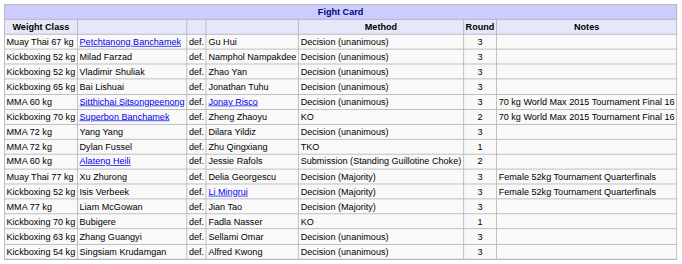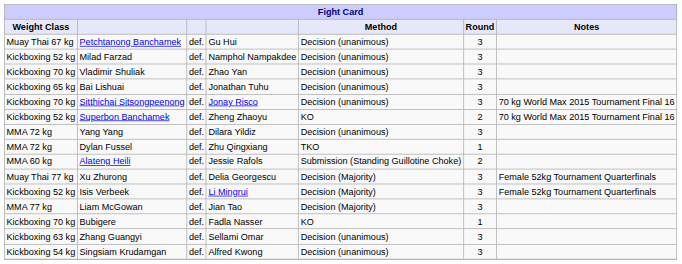(41, 72) Kickboxing 52 kg -> (41, 72) Kickboxing 70 kg
(29, 101) MMA 60 kg -> (41, 101) Kickboxing 70 kg
(41, 116) Kickboxing 70 kg -> (41, 116) Kickboxing 52 kg
